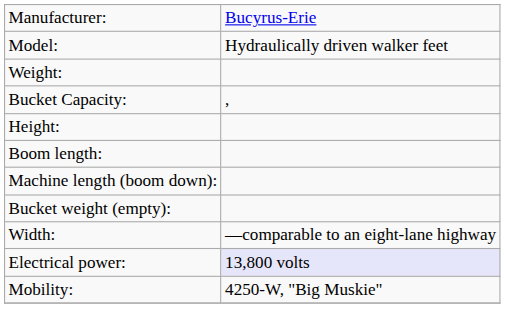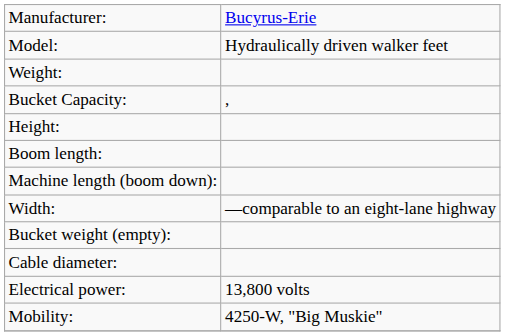rows swapped: (90, 208) <-> (32, 235)
+ row: (63, 262)
(267, 262) lavender background -> (267, 289) no background
